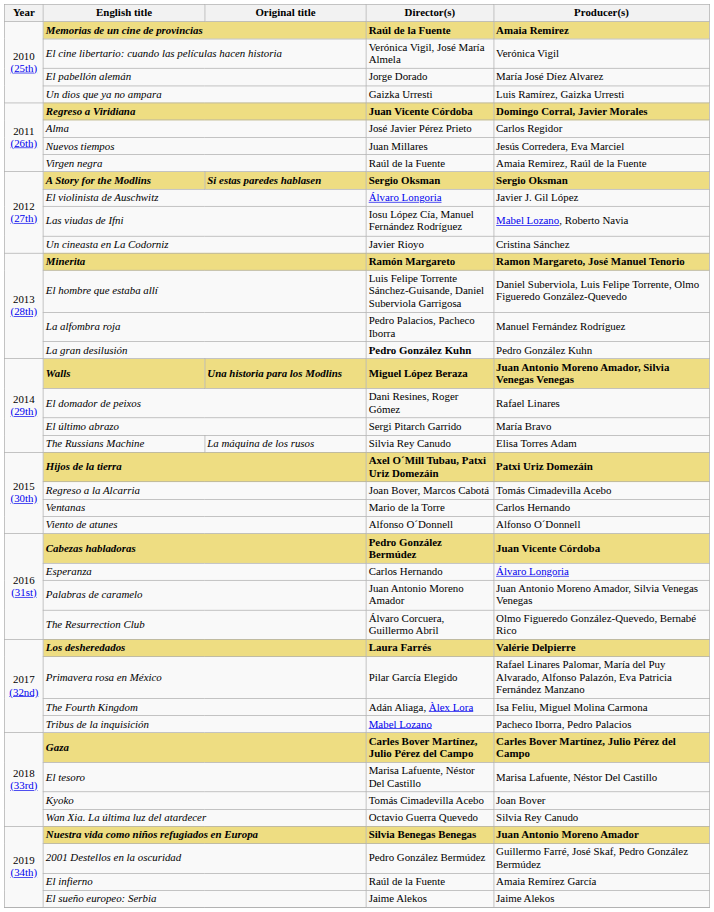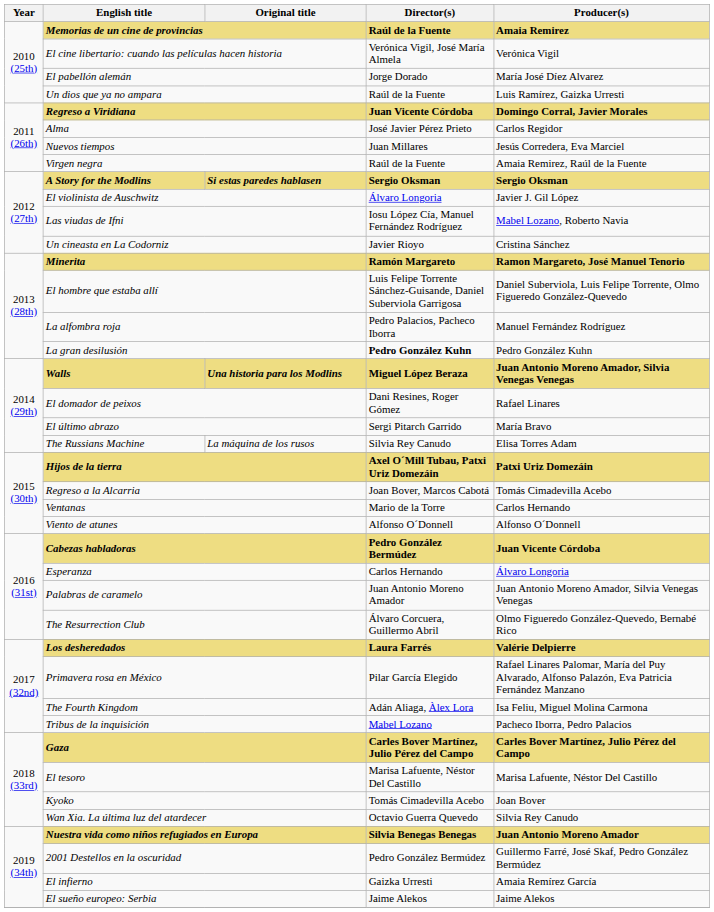(401, 94) Gaizka Urresti -> (407, 94) Raúl de la Fuente
(407, 881) Raúl de la Fuente -> (401, 881) Gaizka Urresti
